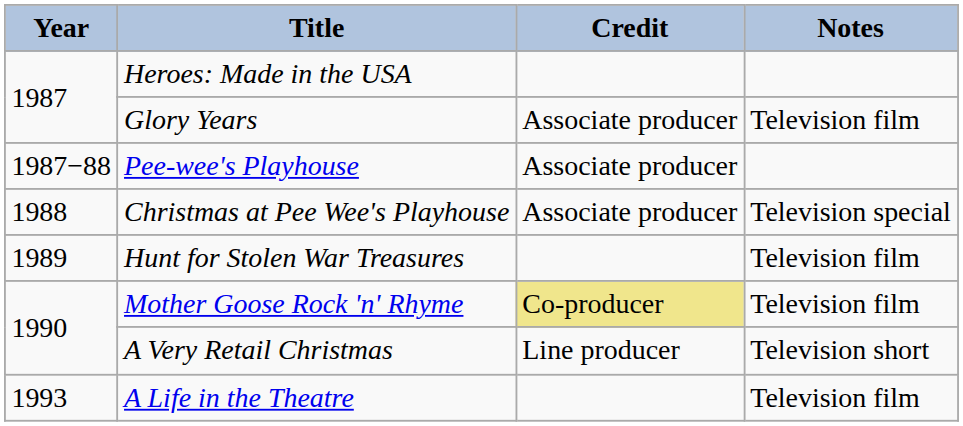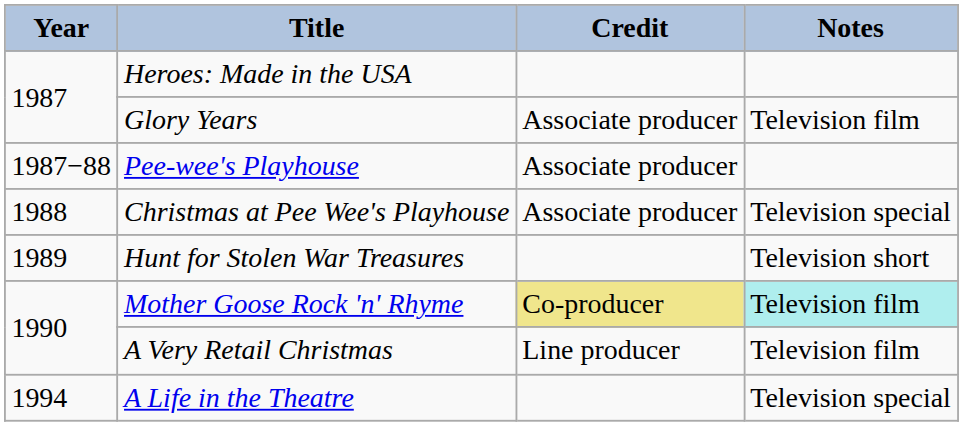(835, 258) Television film -> (840, 258) Television short
(835, 304) no background -> (835, 304) paleturquoise background
(840, 350) Television short -> (835, 350) Television film
(39, 396) 1993 -> (39, 396) 1994
(835, 396) Television film -> (851, 396) Television special
